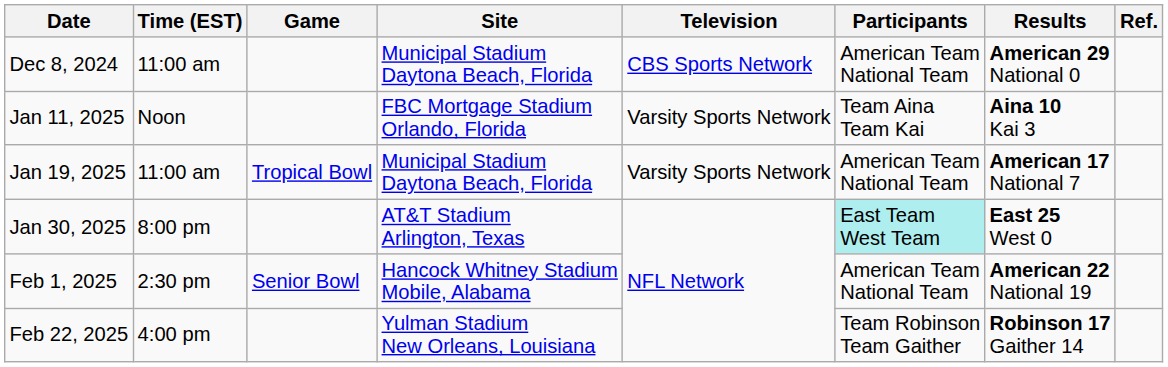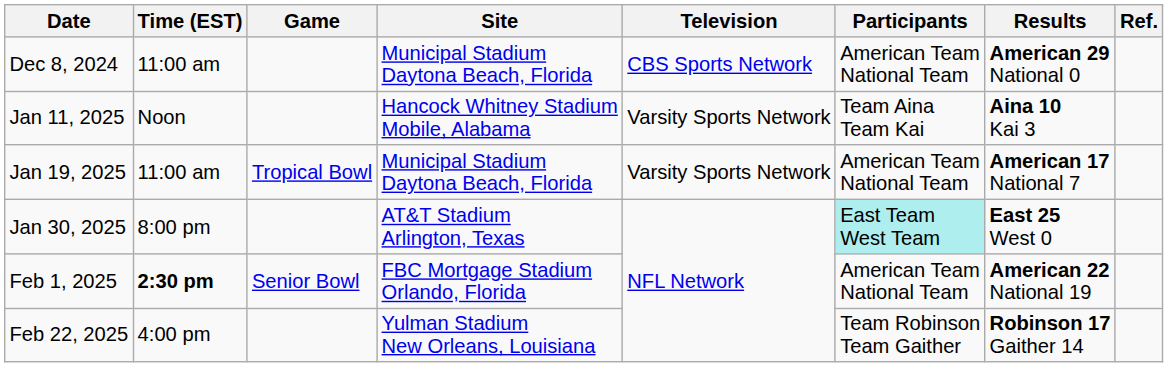(487, 118) FBC Mortgage Stadium Orlando, Florida -> (500, 118) Hancock Whitney Stadium Mobile, Alabama
(174, 281) normal -> (176, 281) bold
(500, 281) Hancock Whitney Stadium Mobile, Alabama -> (487, 281) FBC Mortgage Stadium Orlando, Florida
